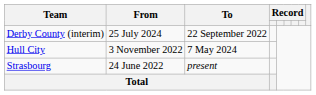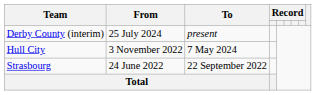(227, 33) 22 September 2022 -> (202, 33) present
(202, 66) present -> (227, 66) 22 September 2022
